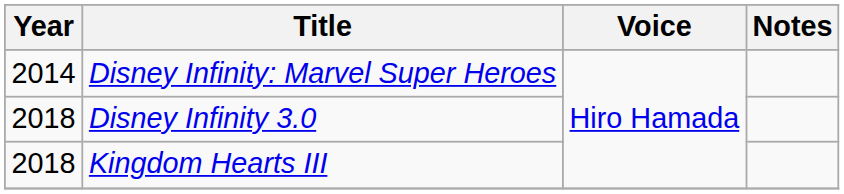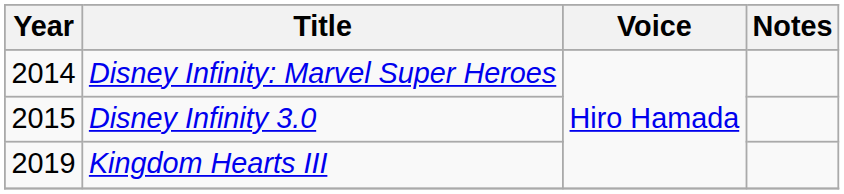(44, 118) 2018 -> (44, 118) 2015
(44, 164) 2018 -> (44, 164) 2019
